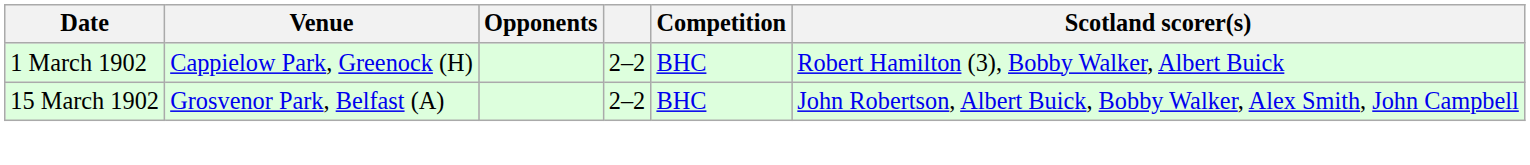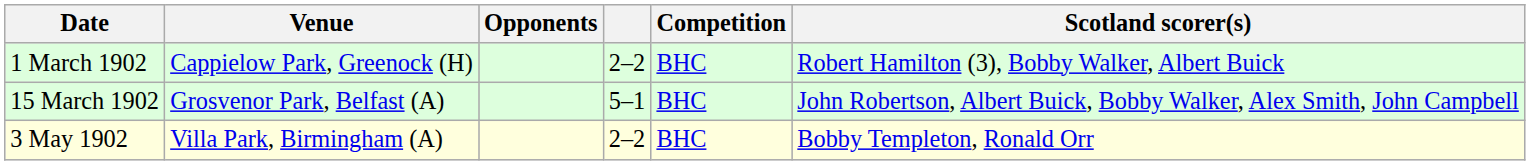(627, 100) 2–2 -> (627, 100) 5–1
+ row: (69, 139)
